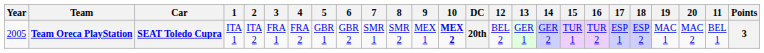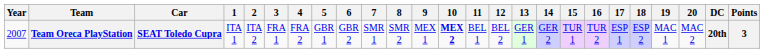columns swapped: (717, 12) <-> (477, 12)
(16, 34) 2005 -> (16, 34) 2007
